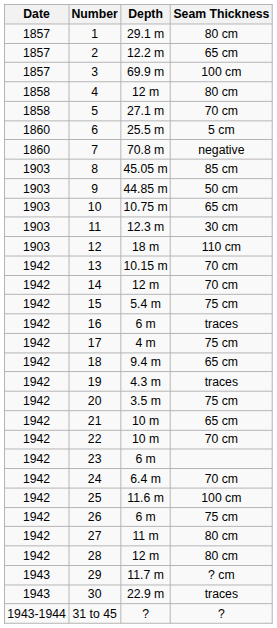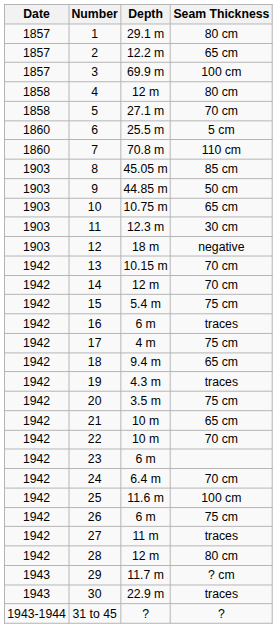(221, 150) negative -> (221, 150) 110 cm
(221, 247) 110 cm -> (221, 247) negative
(221, 537) 80 cm -> (221, 537) traces
